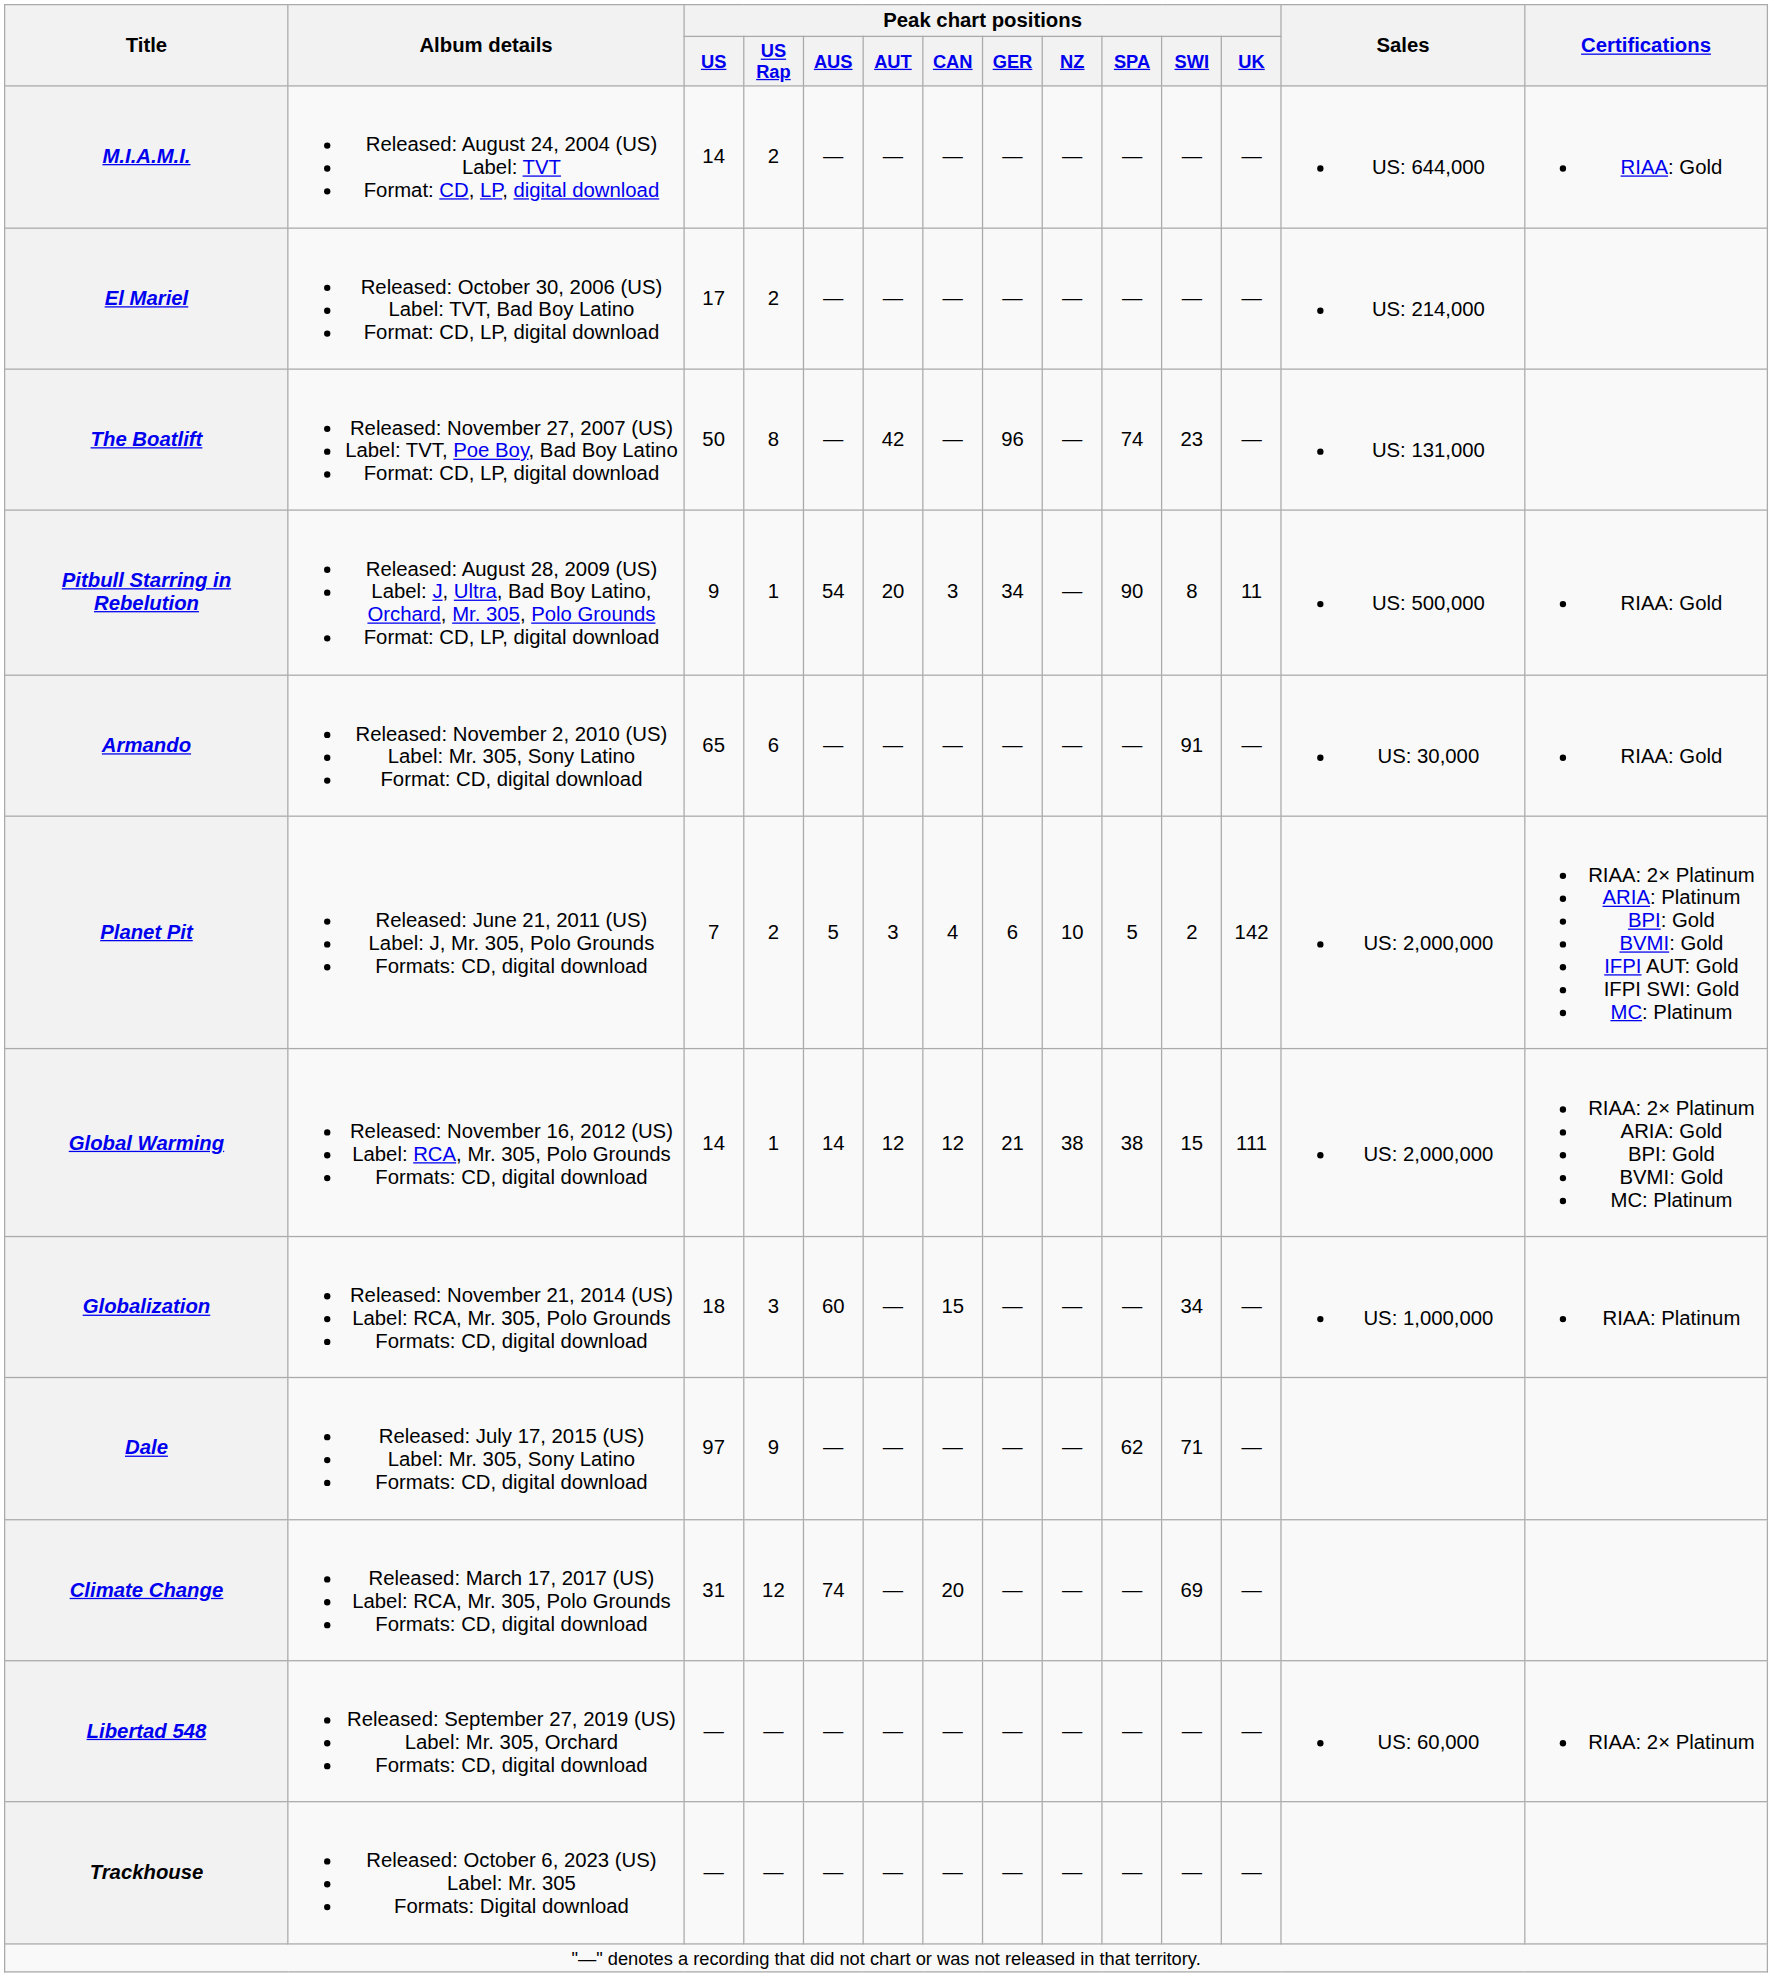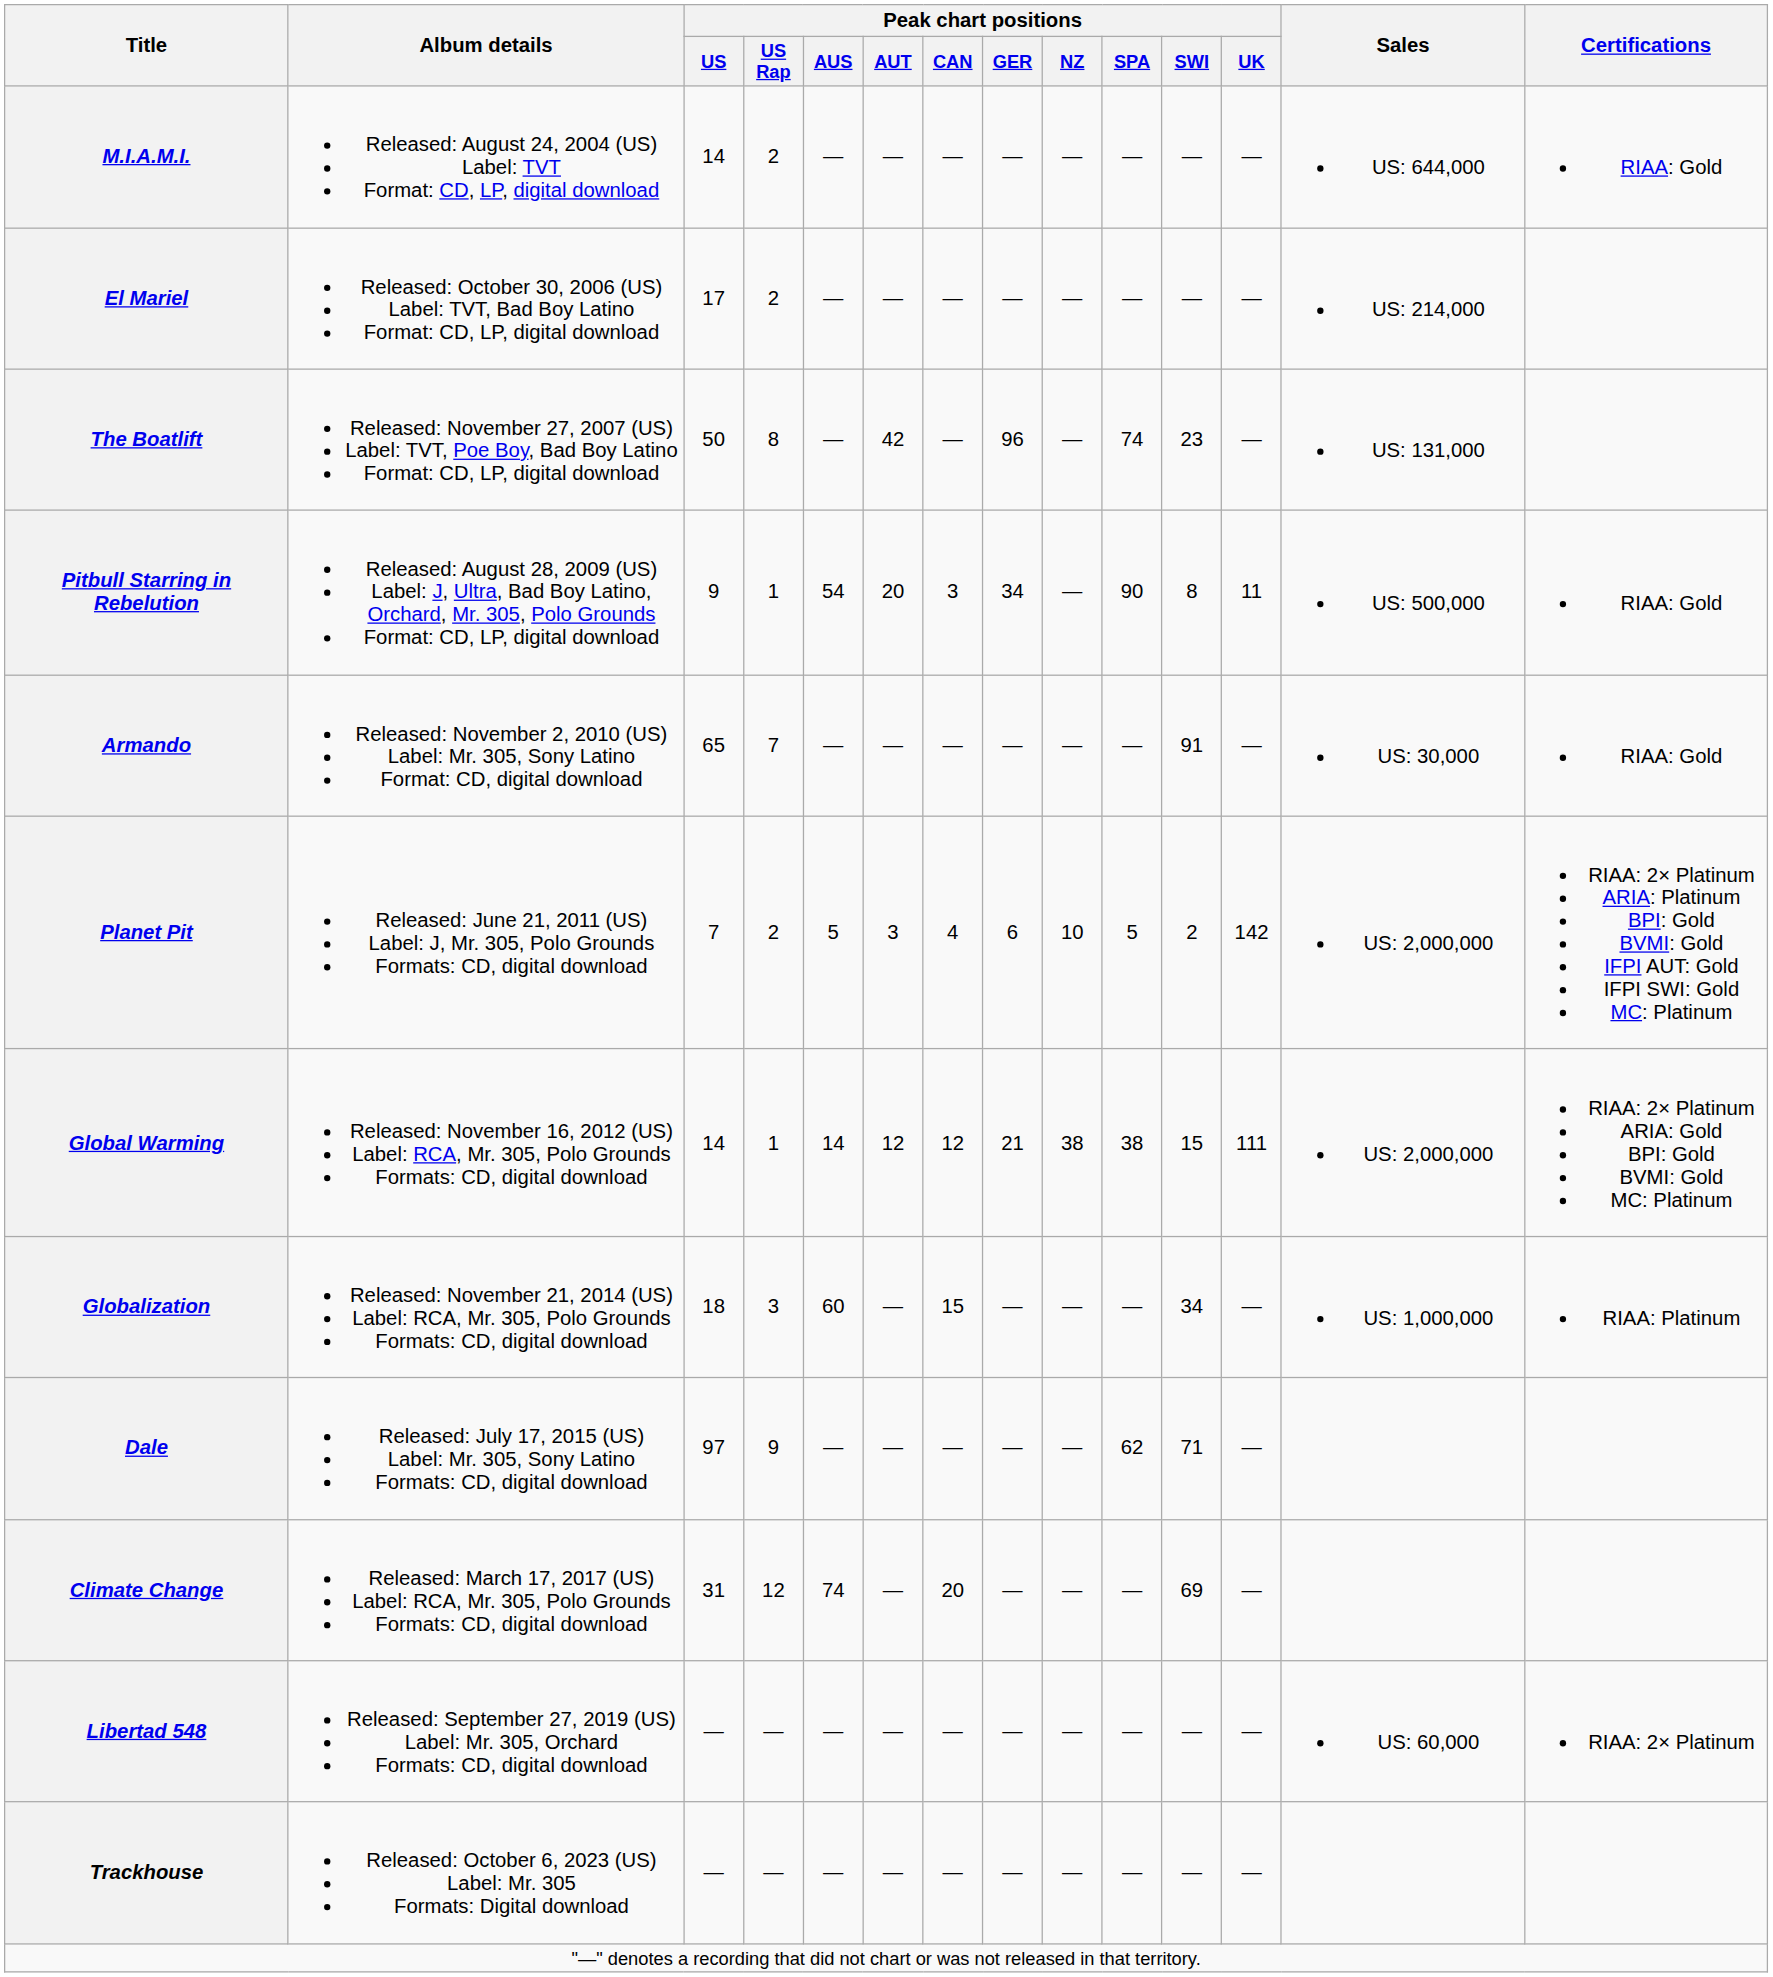(773, 745) 6 -> (773, 745) 7
